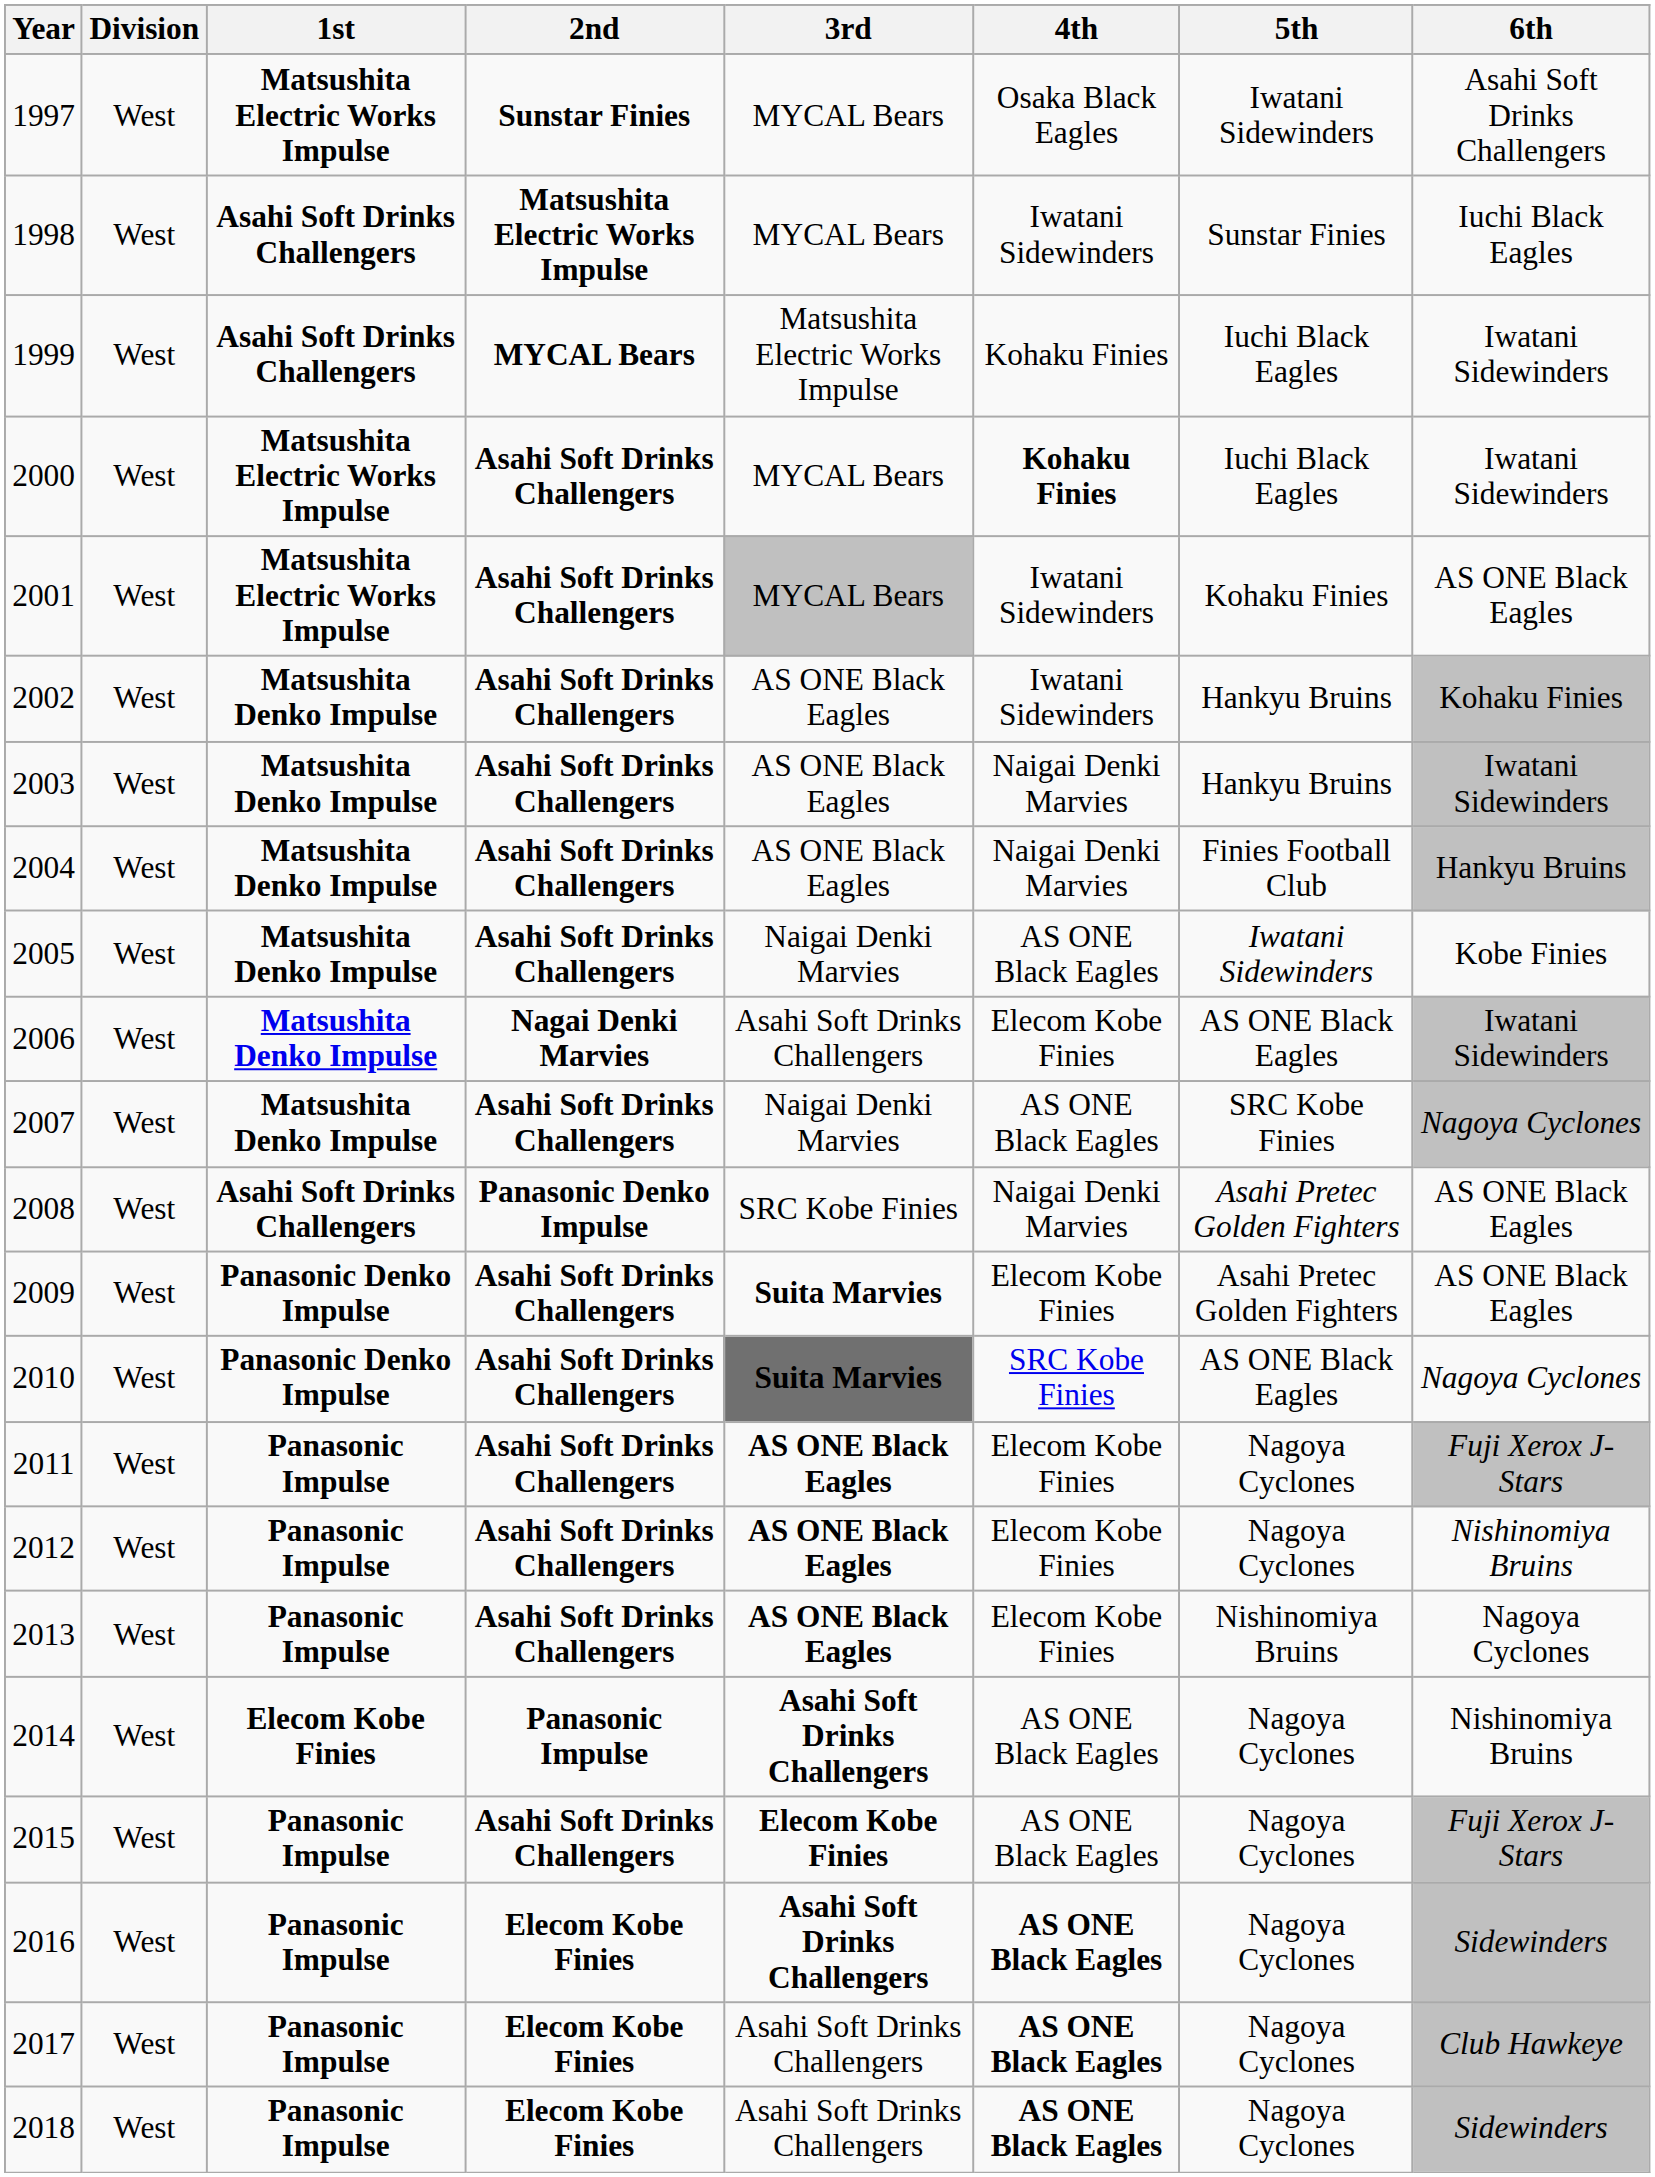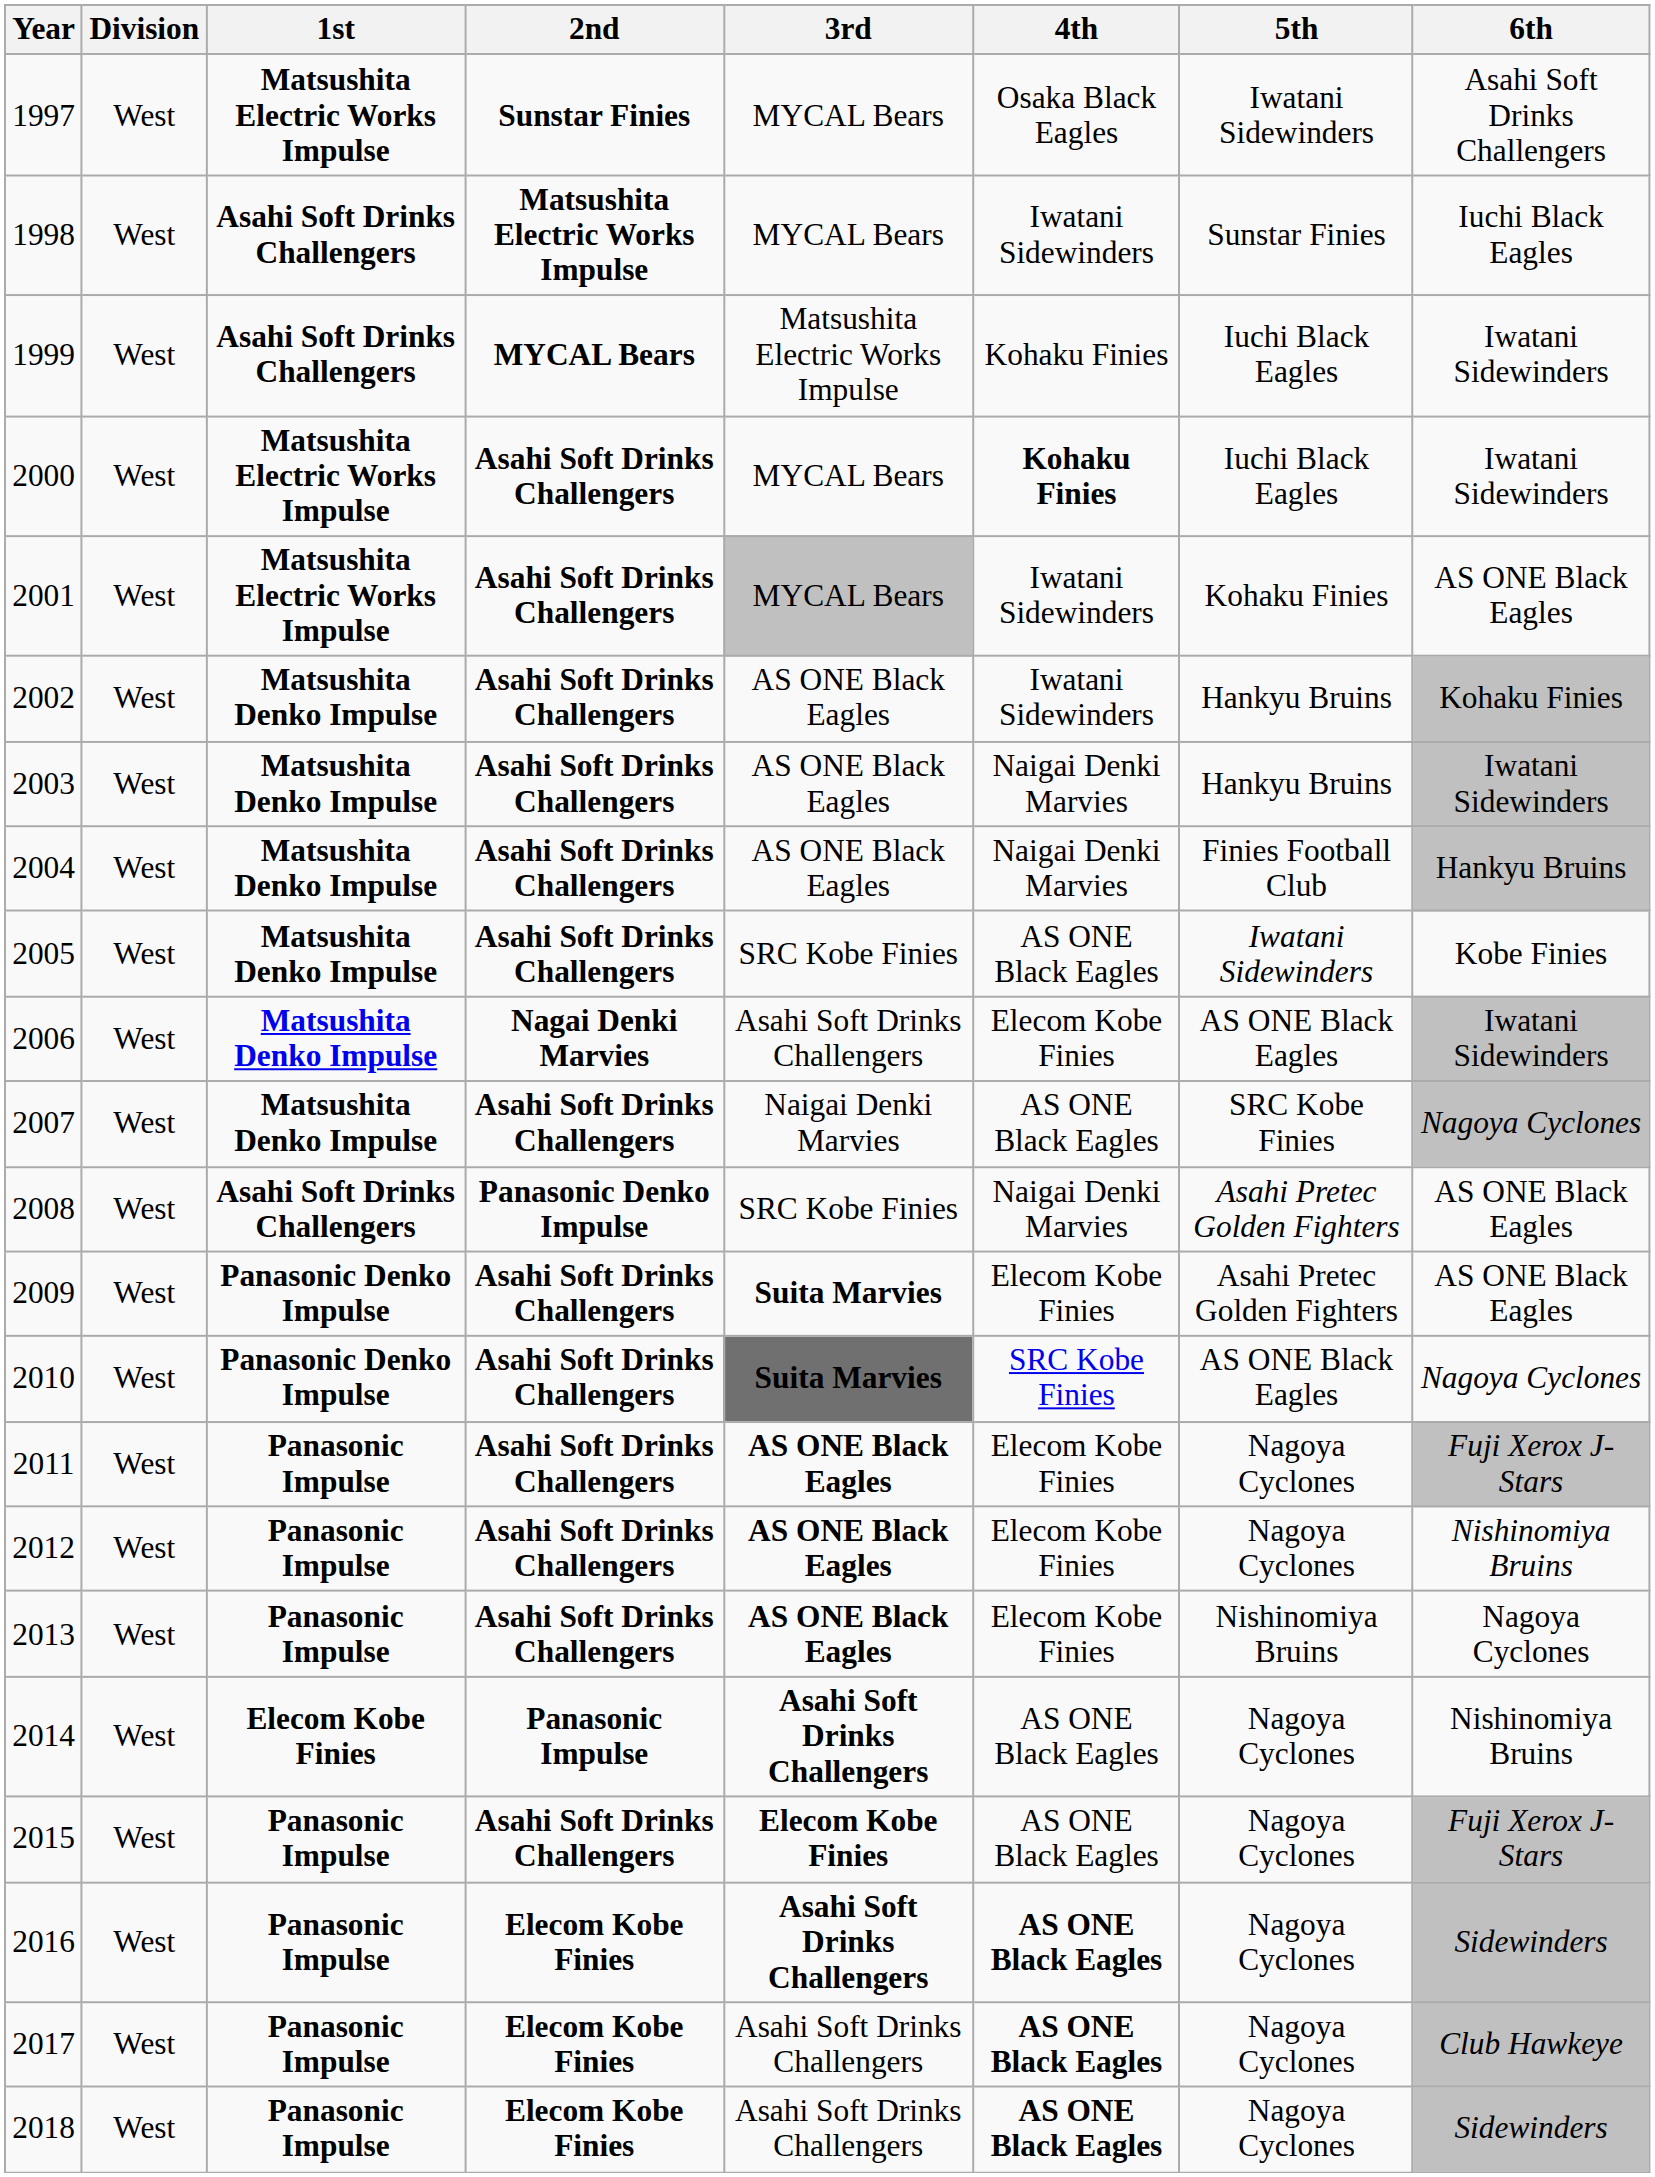(848, 953) Naigai Denki Marvies -> (848, 953) SRC Kobe Finies
